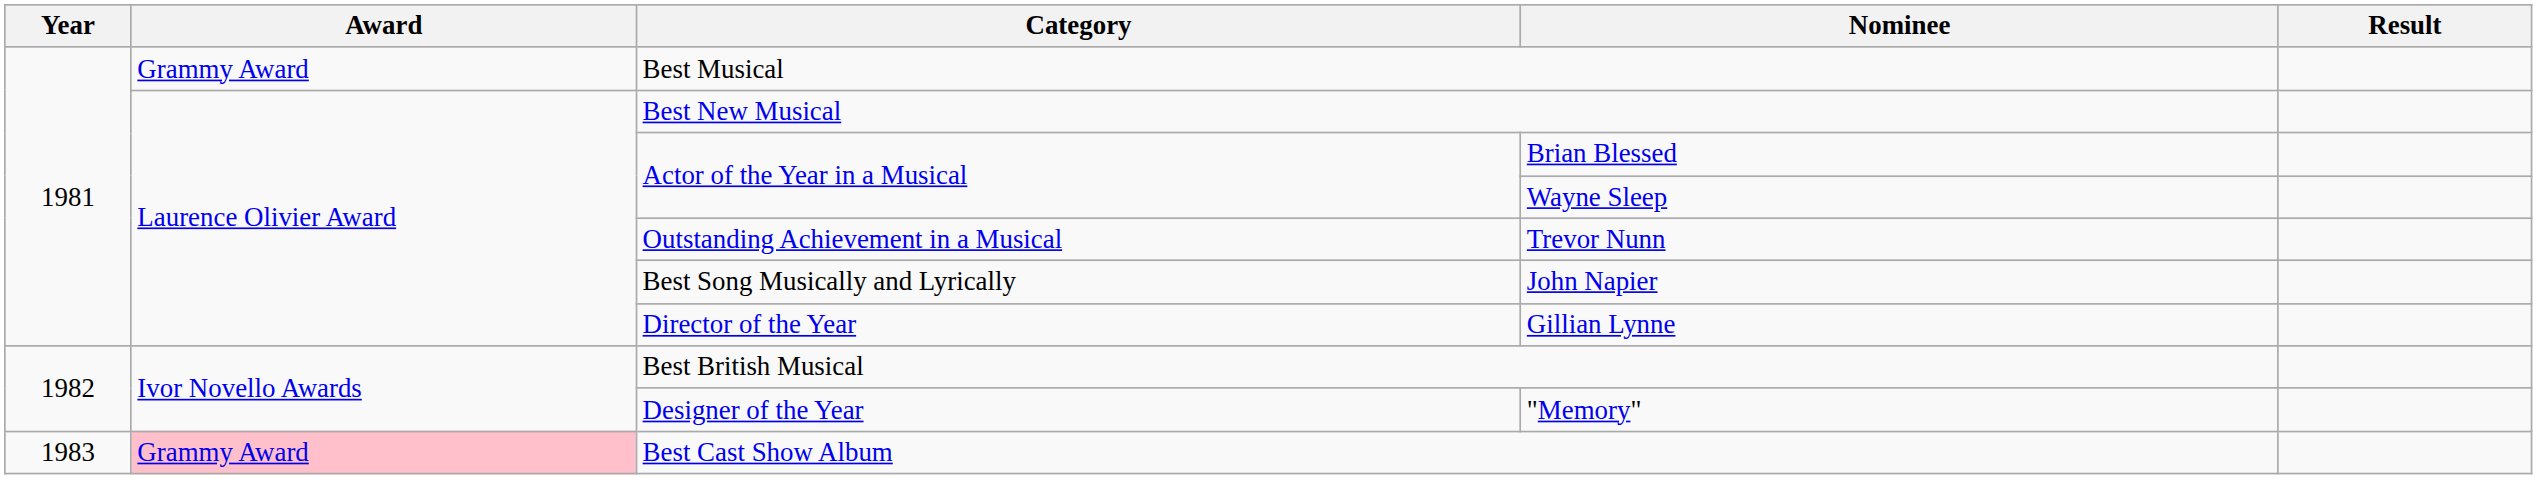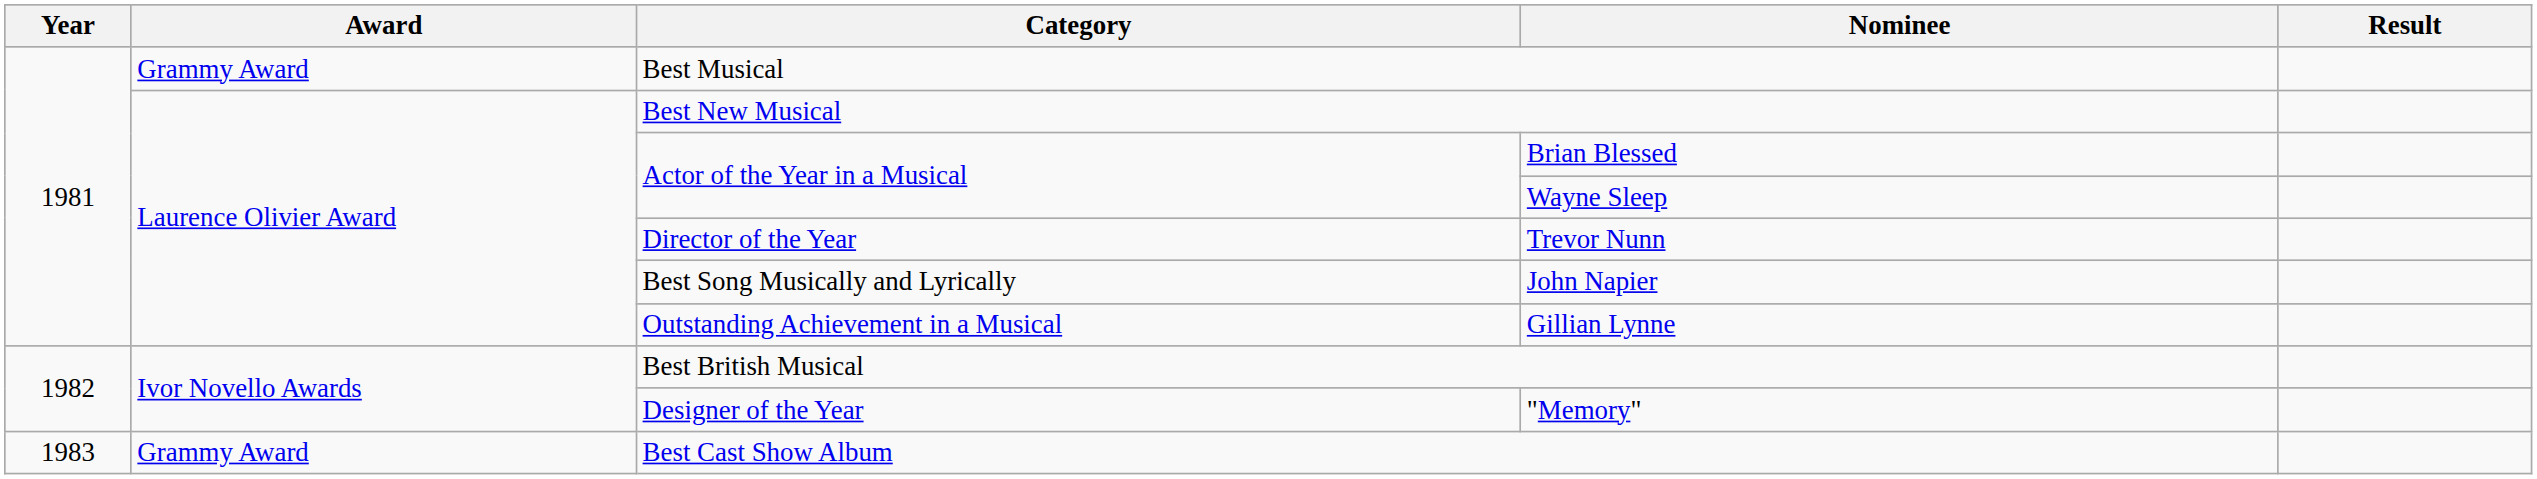(852, 238) Outstanding Achievement in a Musical -> (749, 238) Director of the Year
(749, 324) Director of the Year -> (852, 324) Outstanding Achievement in a Musical
(223, 452) pink background -> (223, 452) no background
